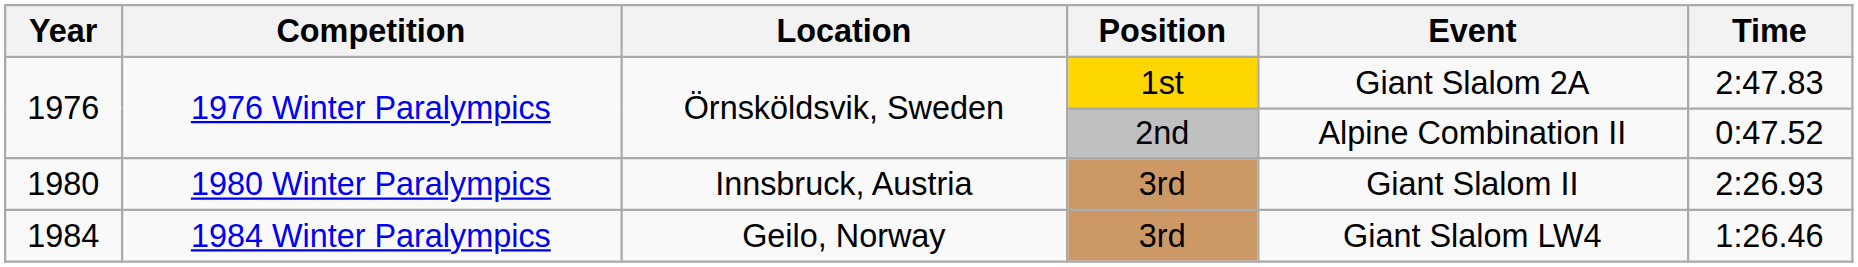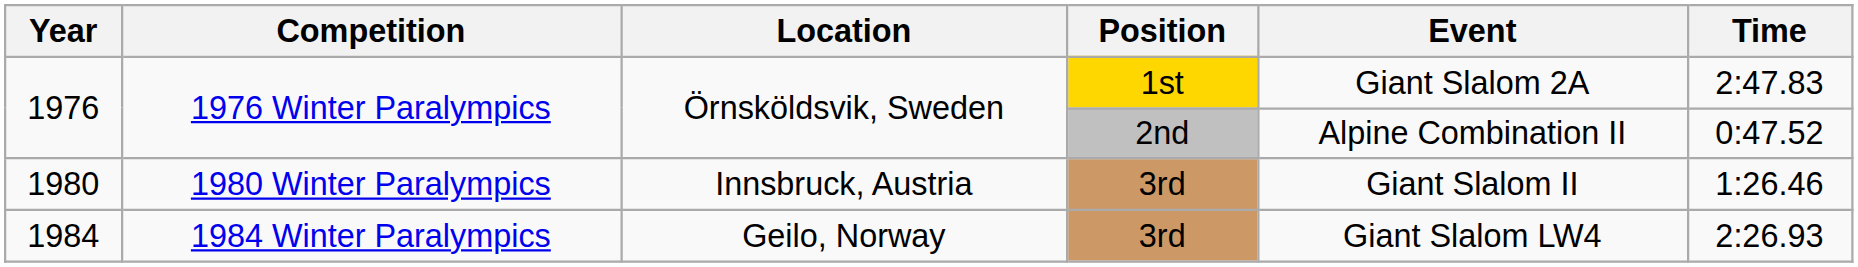(1769, 185) 2:26.93 -> (1769, 185) 1:26.46
(1769, 236) 1:26.46 -> (1769, 236) 2:26.93
